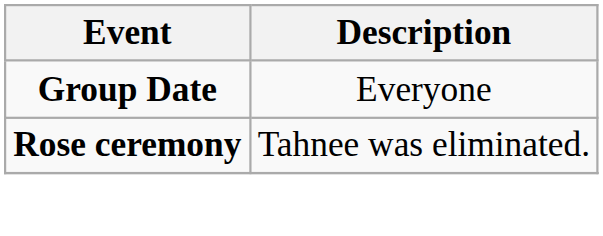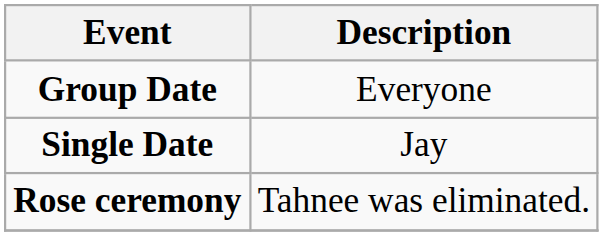+ row: (127, 144)
